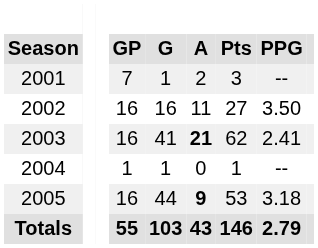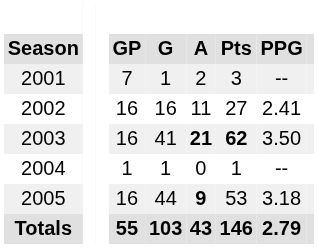(282, 108) 3.50 -> (282, 108) 2.41
(236, 138) normal -> (236, 138) bold
(282, 138) 2.41 -> (282, 138) 3.50
